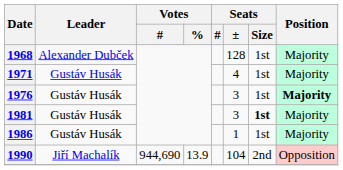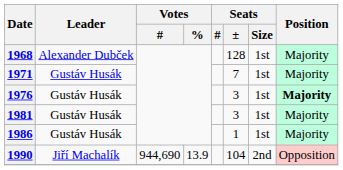(236, 74) 4 -> (236, 74) 7
(262, 114) bold -> (262, 114) normal
